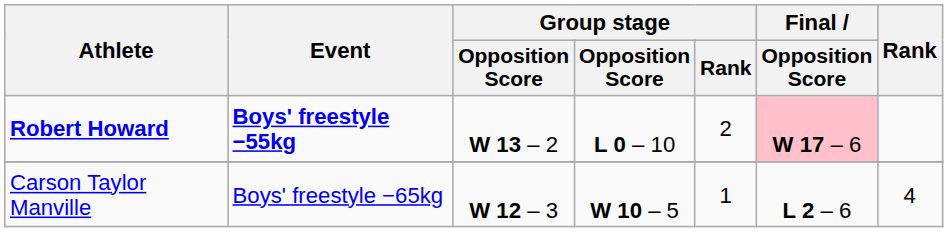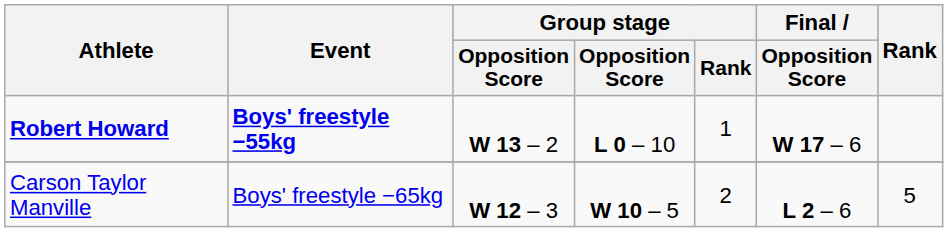(726, 129) 2 -> (726, 129) 1
(817, 144) pink background -> (817, 144) no background
(726, 195) 1 -> (726, 195) 2
(910, 195) 4 -> (910, 195) 5
